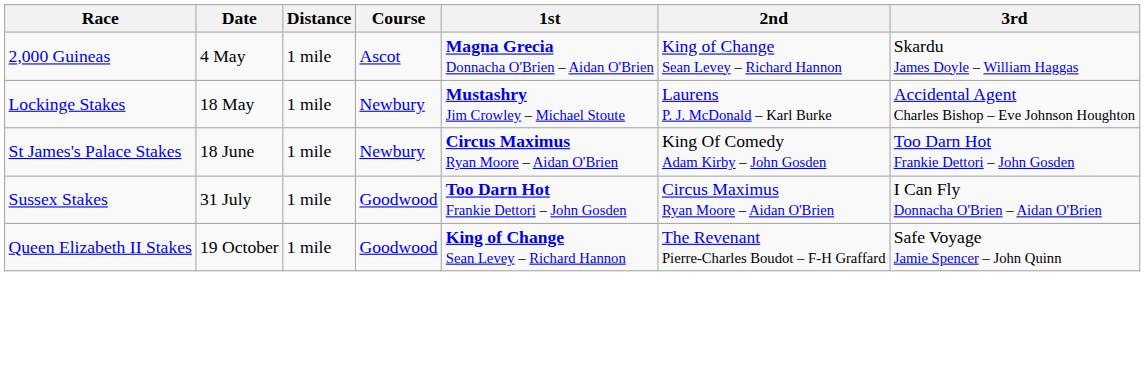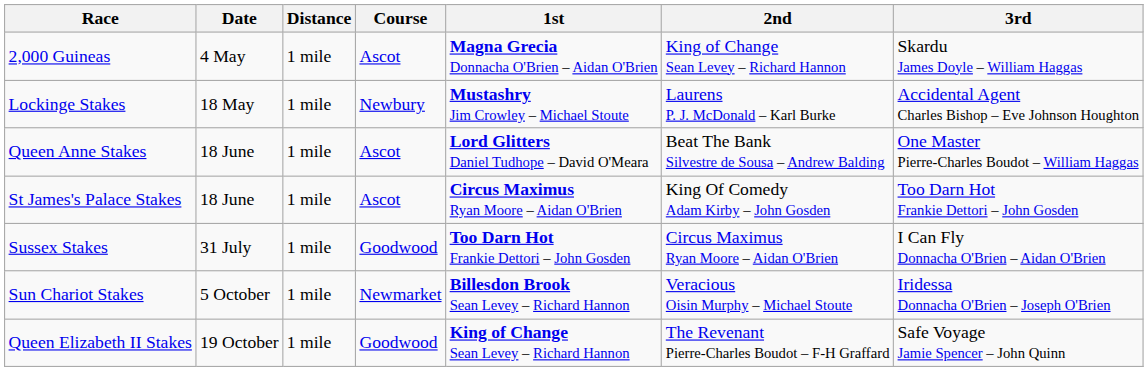+ row: (78, 151)
(392, 151) Newbury -> (380, 199) Ascot
+ row: (76, 294)
